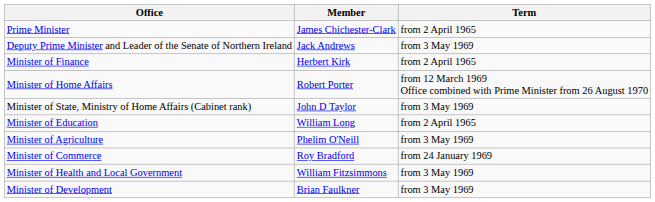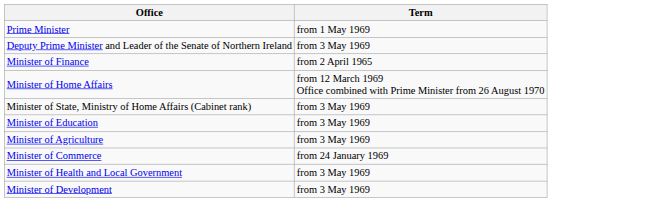- column: (346, 12)
(438, 29) from 2 April 1965 -> (333, 29) from 1 May 1969
(438, 123) from 2 April 1965 -> (333, 123) from 3 May 1969
